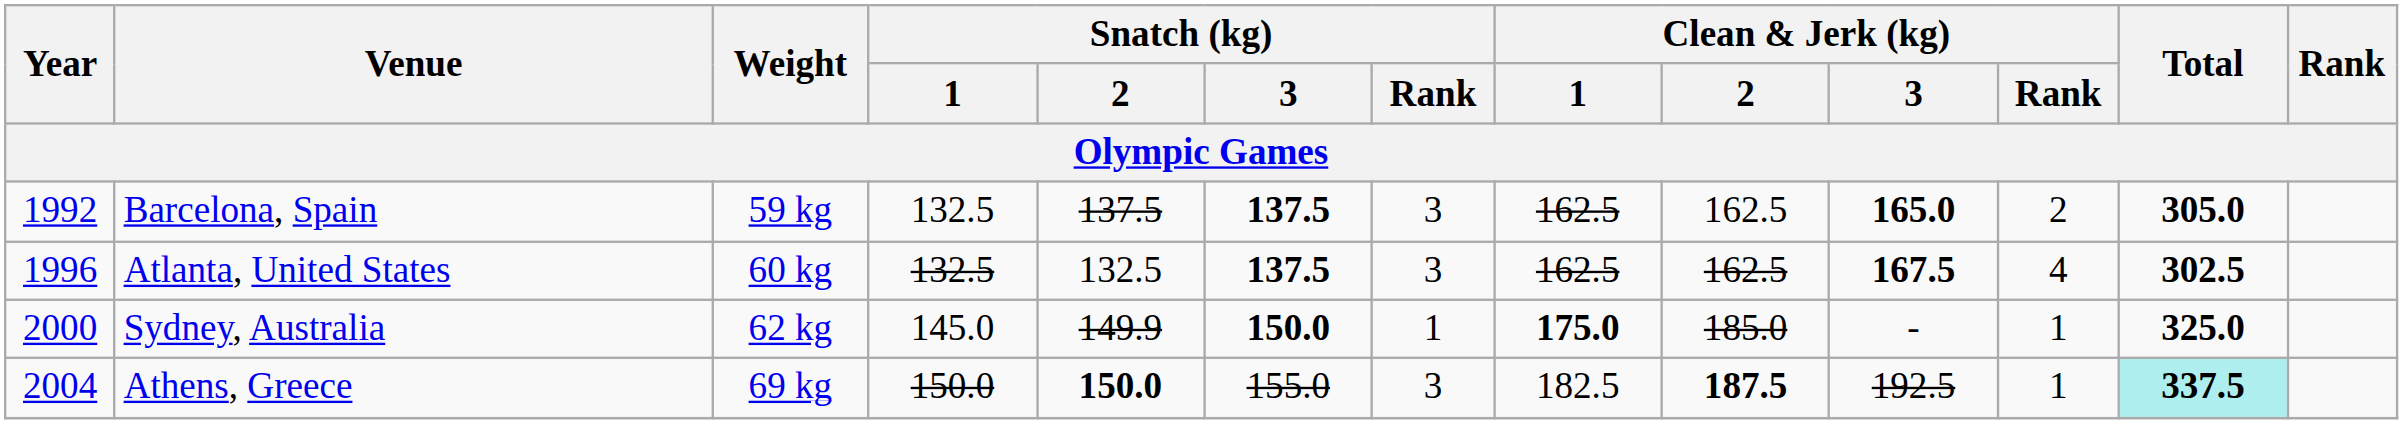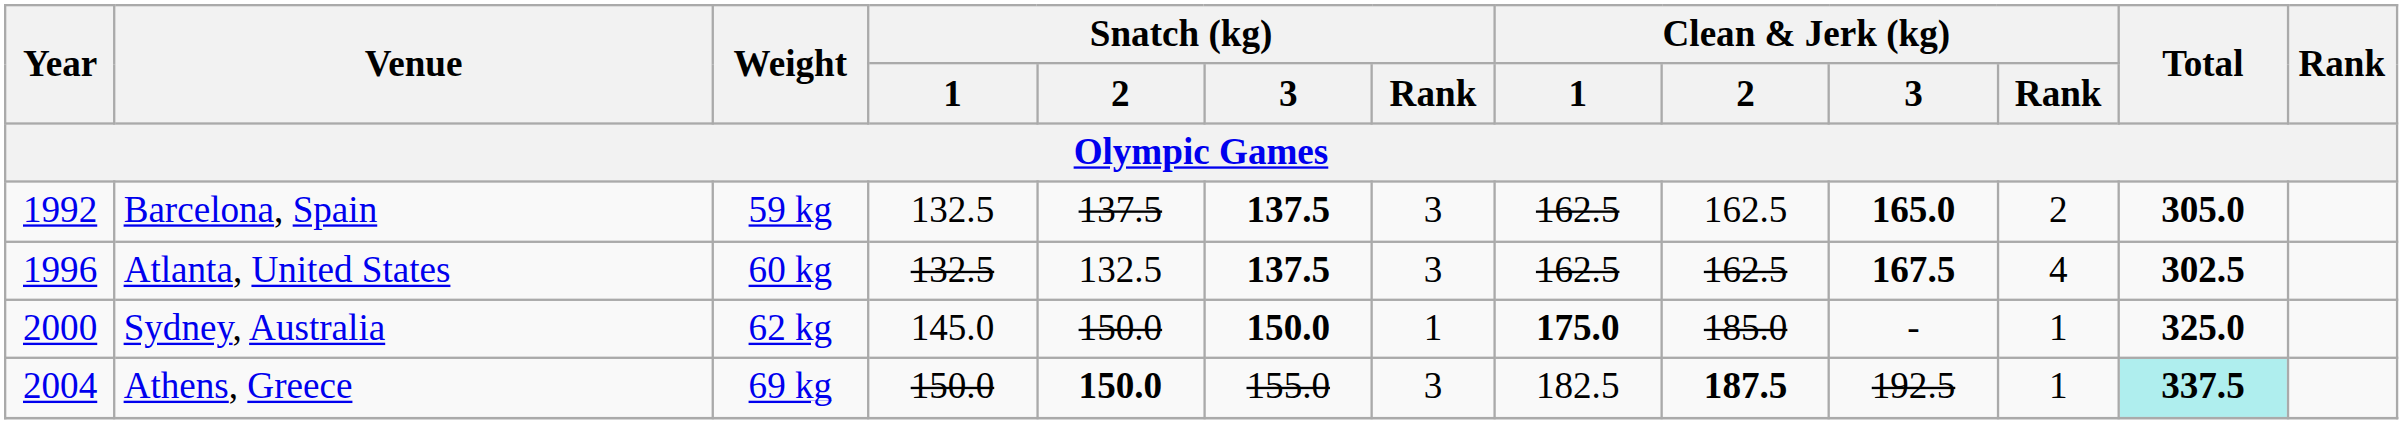(1120, 328) 149.9 -> (1120, 328) 150.0
